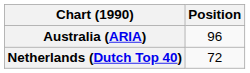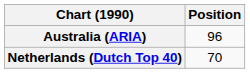(215, 57) 72 -> (215, 57) 70
